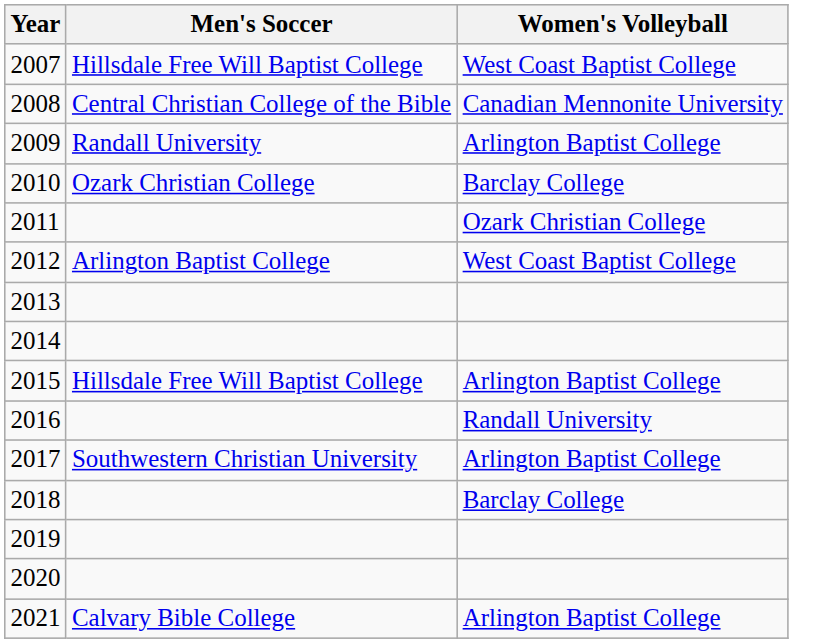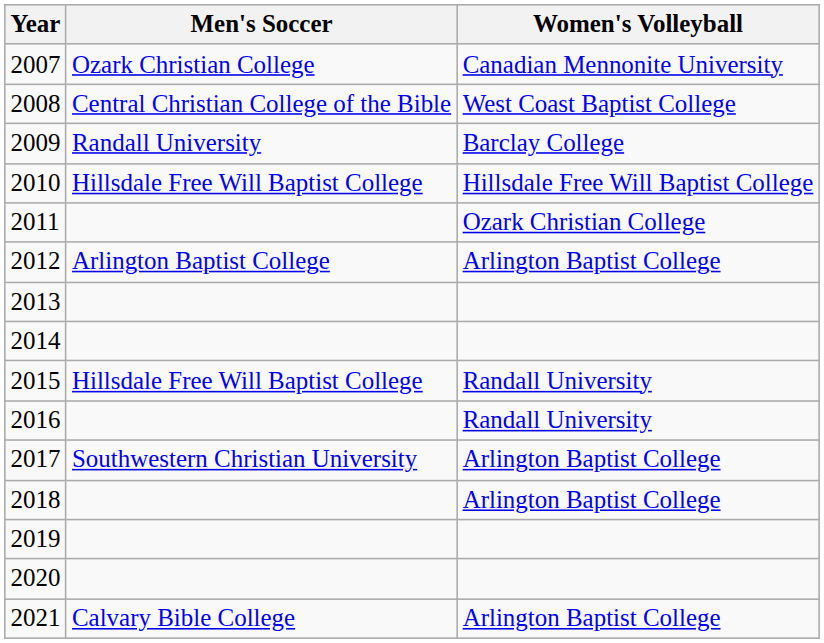(247, 63) Hillsdale Free Will Baptist College -> (193, 63) Ozark Christian College
(599, 63) West Coast Baptist College -> (623, 63) Canadian Mennonite University
(623, 103) Canadian Mennonite University -> (599, 103) West Coast Baptist College
(592, 143) Arlington Baptist College -> (543, 143) Barclay College
(193, 182) Ozark Christian College -> (247, 182) Hillsdale Free Will Baptist College
(543, 182) Barclay College -> (638, 182) Hillsdale Free Will Baptist College
(599, 261) West Coast Baptist College -> (592, 261) Arlington Baptist College
(592, 380) Arlington Baptist College -> (557, 380) Randall University
(543, 499) Barclay College -> (592, 499) Arlington Baptist College
